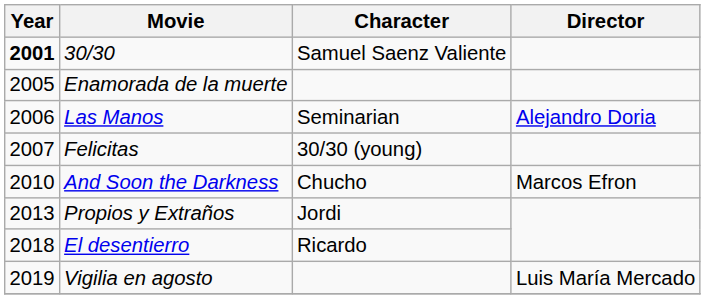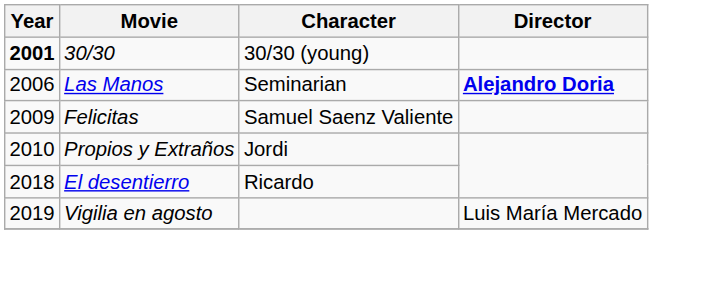(402, 53) Samuel Saenz Valiente -> (307, 53) 30/30 (young)
- row: (176, 85)
(586, 117) normal -> (538, 85) bold
(32, 149) 2007 -> (32, 117) 2009
(360, 149) 30/30 (young) -> (349, 117) Samuel Saenz Valiente
- row: (171, 182)
(32, 214) 2013 -> (32, 149) 2010
